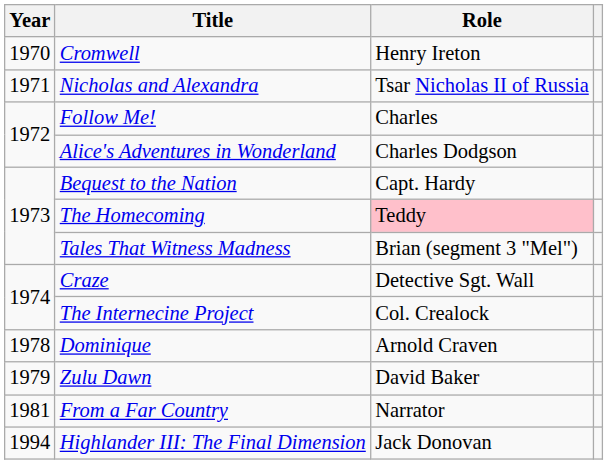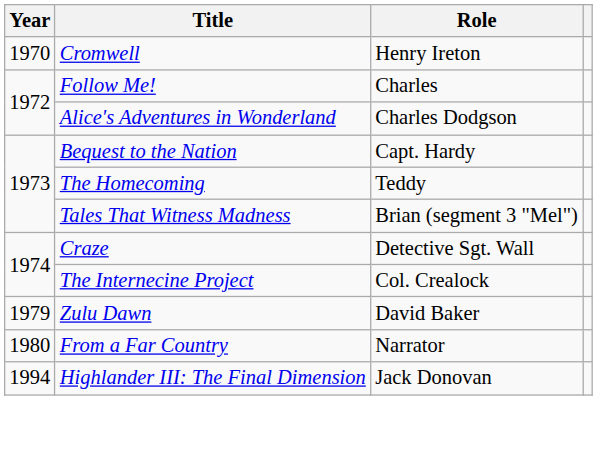- row: (159, 85)
(401, 215) pink background -> (401, 183) no background
- row: (105, 345)
(30, 410) 1981 -> (30, 345) 1980
